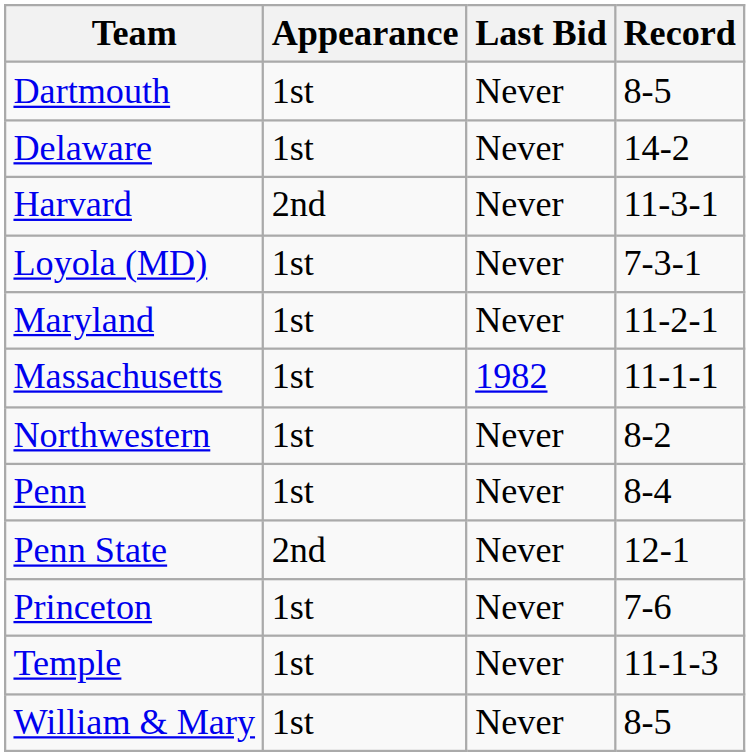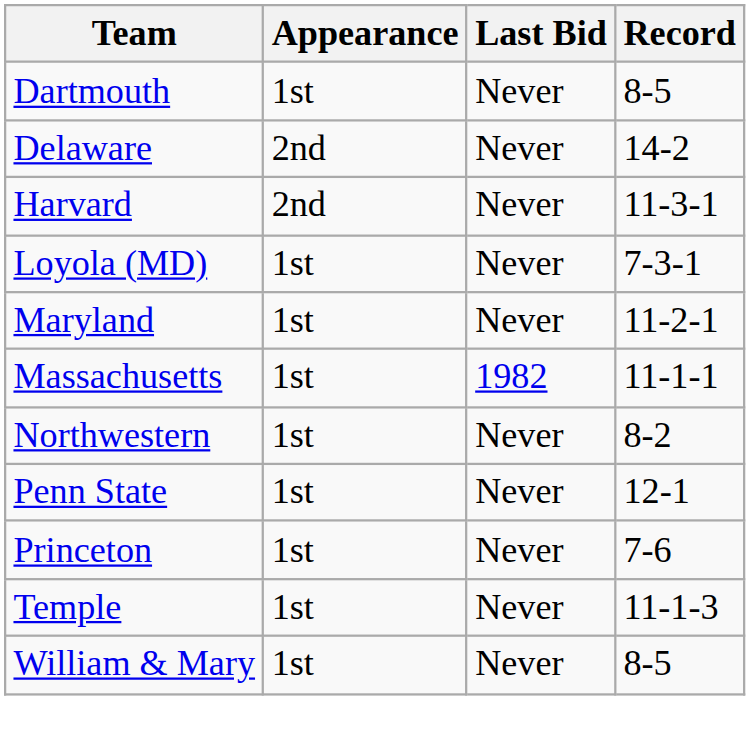(293, 147) 1st -> (299, 147) 2nd
- row: (50, 491)
(299, 549) 2nd -> (293, 491) 1st
